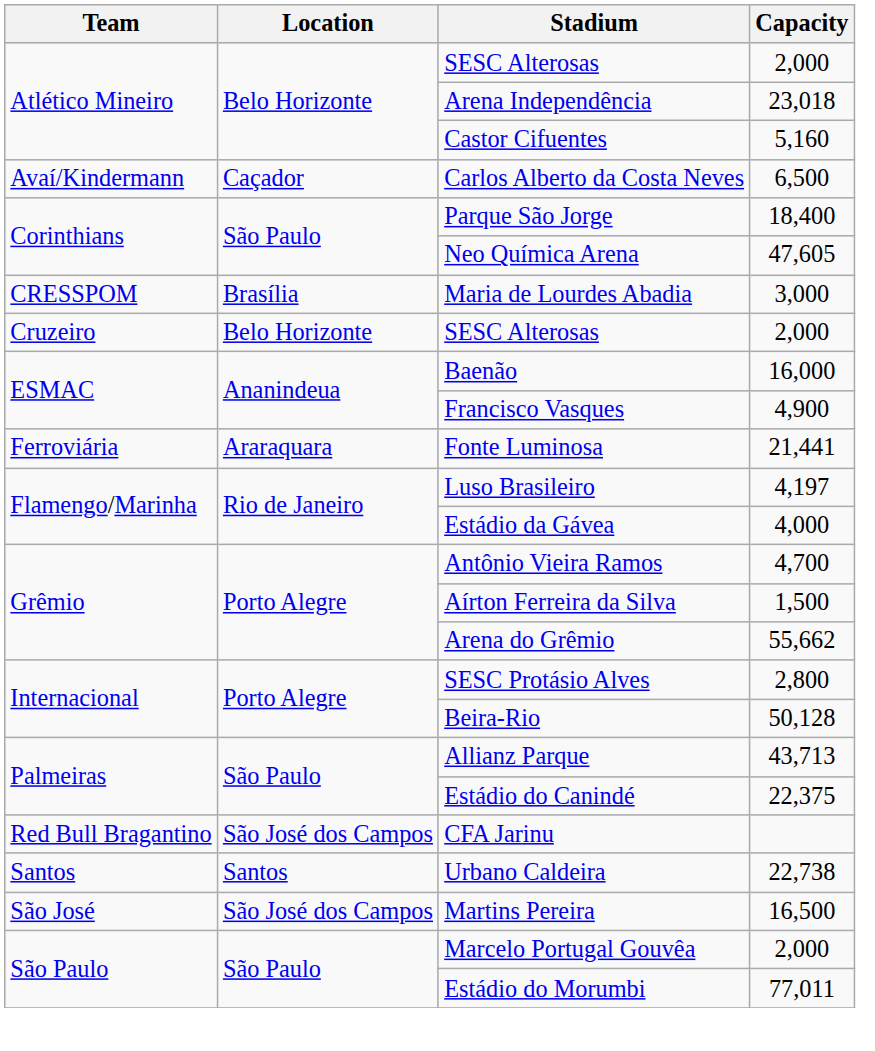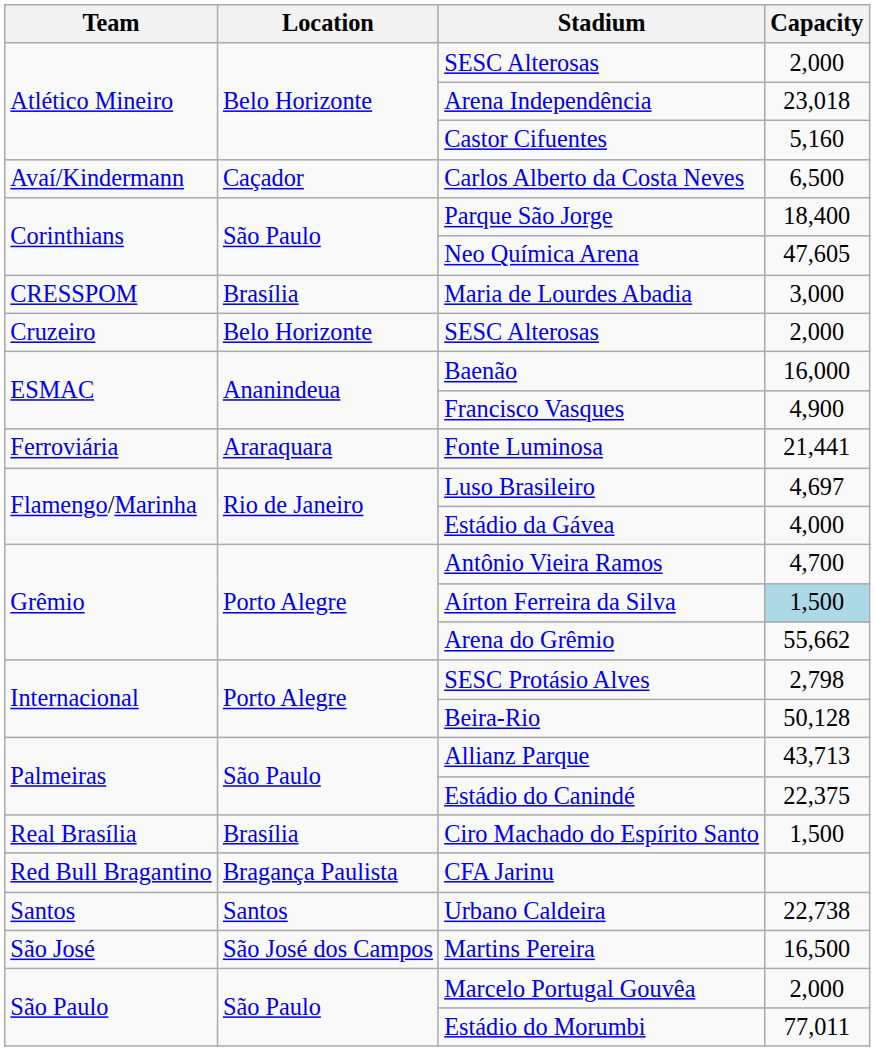(802, 486) 4,197 -> (817, 486) 4,697
(802, 602) no background -> (817, 602) lightblue background
(802, 679) 2,800 -> (817, 679) 2,798
+ row: (74, 833)
(328, 833) São José dos Campos -> (310, 872) Bragança Paulista
